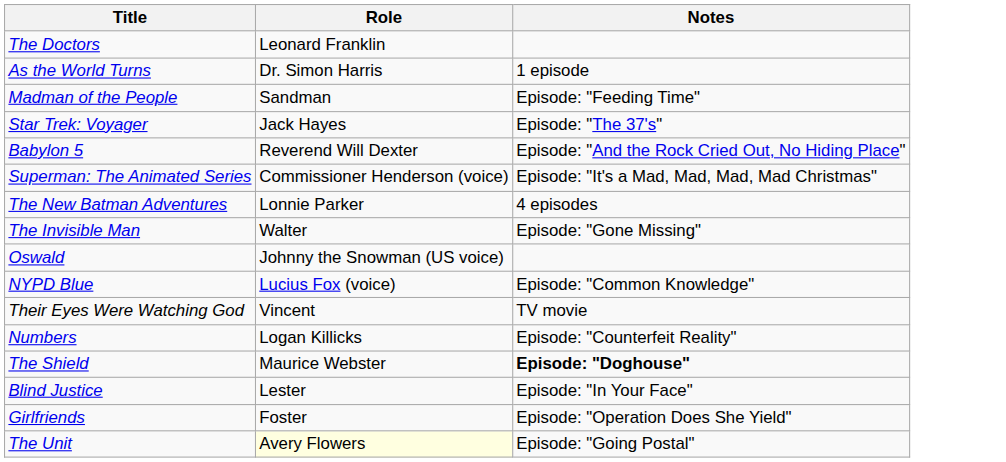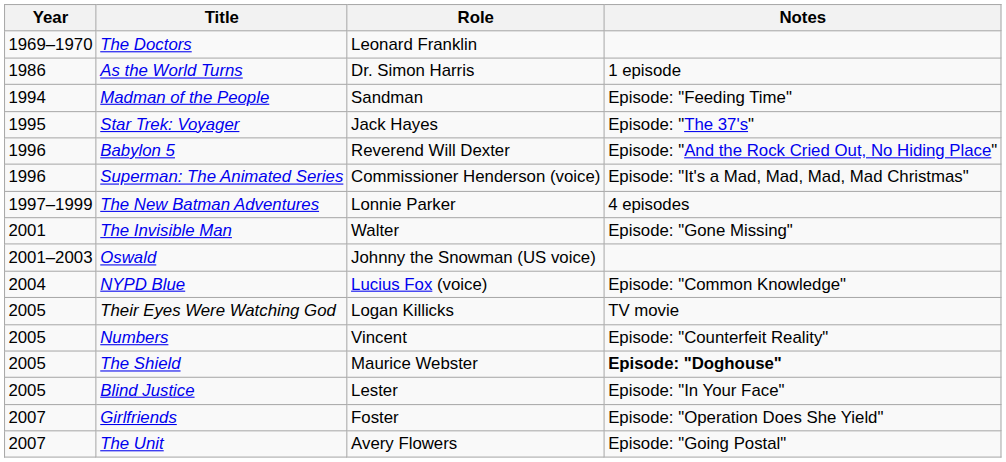+ column: (50, 17)
(287, 310) Vincent -> (402, 310) Logan Killicks
(311, 337) Logan Killicks -> (379, 337) Vincent
(312, 444) lightyellow background -> (404, 444) no background
